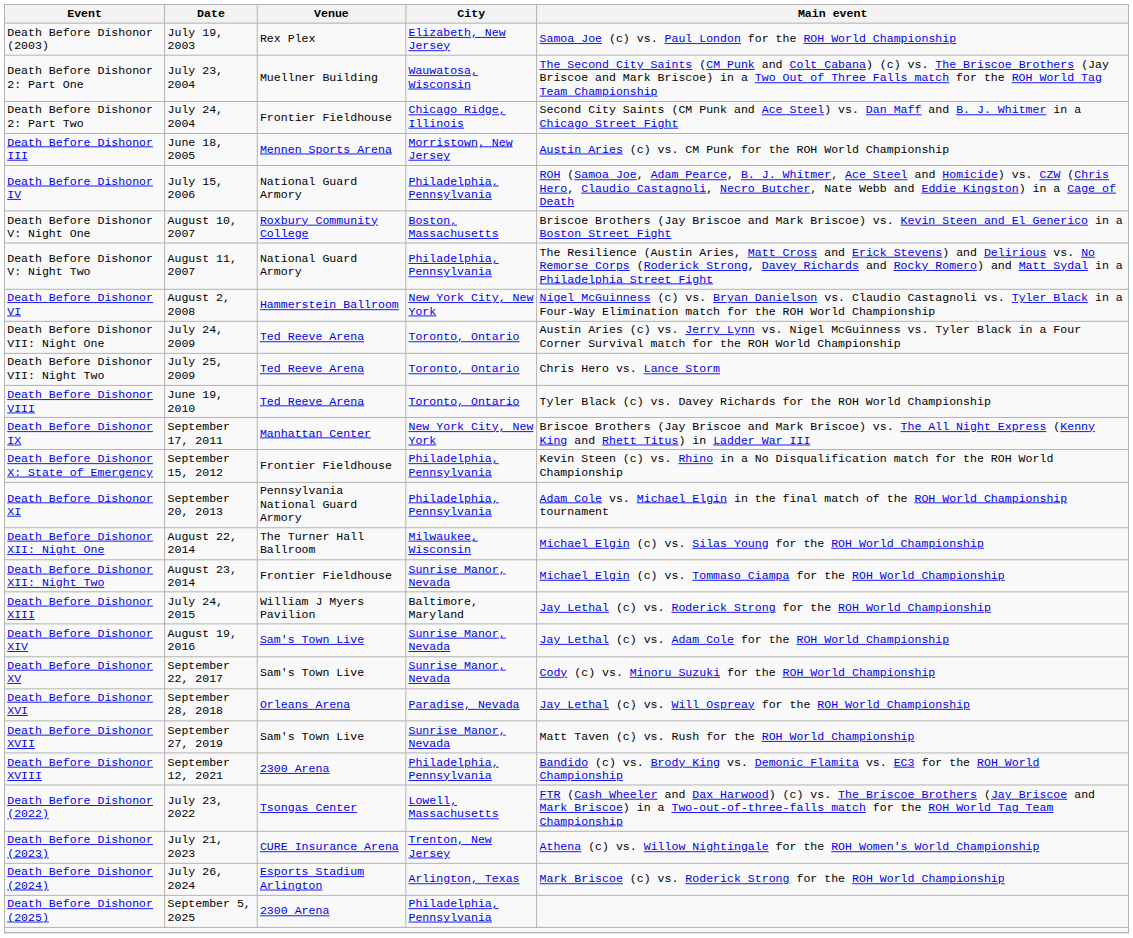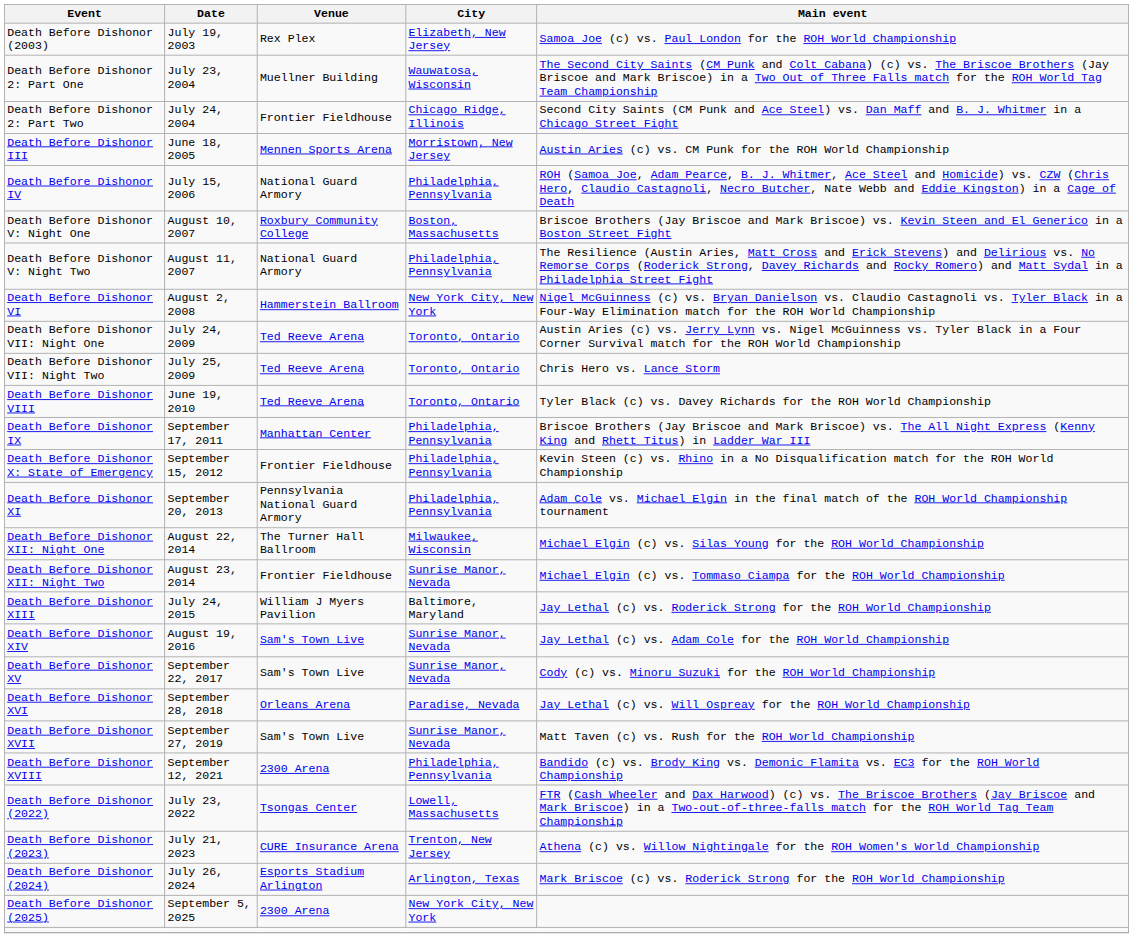(471, 434) New York City, New York -> (454, 434) Philadelphia, Pennsylvania
(454, 911) Philadelphia, Pennsylvania -> (471, 911) New York City, New York
